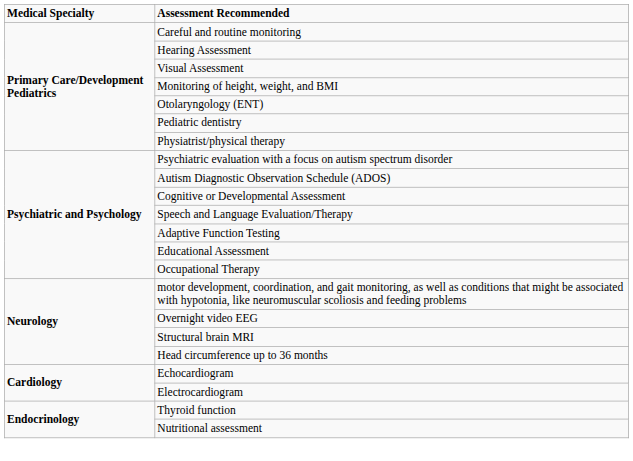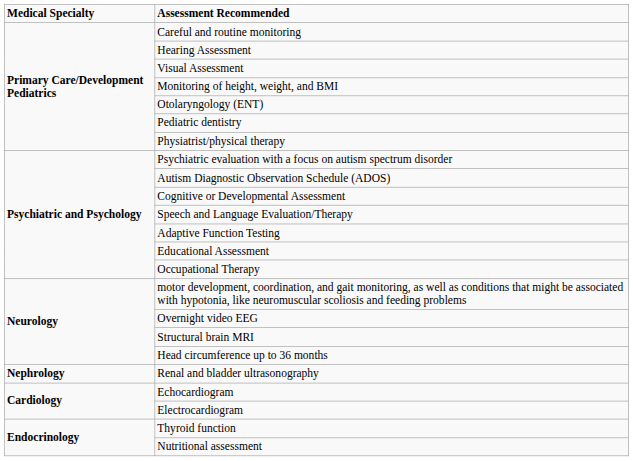+ row: (238, 373)
